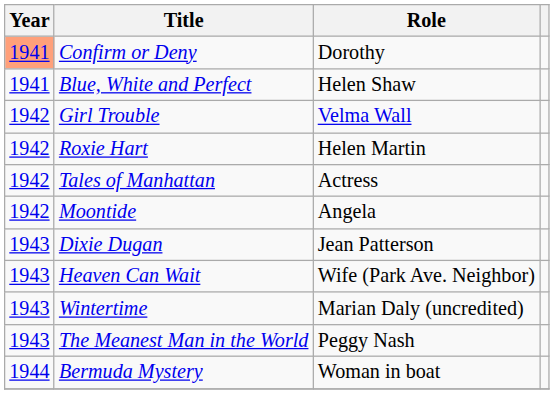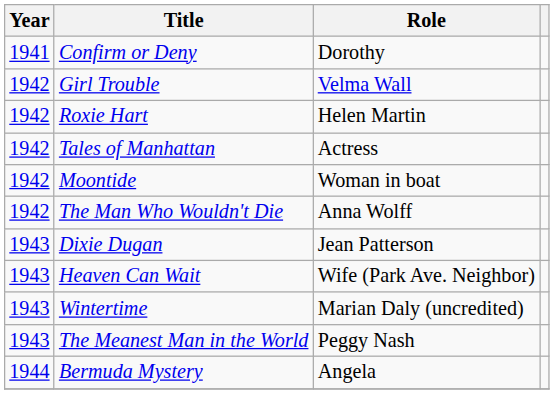(29, 52) lightsalmon background -> (29, 52) no background
- row: (155, 84)
(347, 212) Angela -> (379, 180) Woman in boat
+ row: (171, 212)
(379, 372) Woman in boat -> (347, 372) Angela
